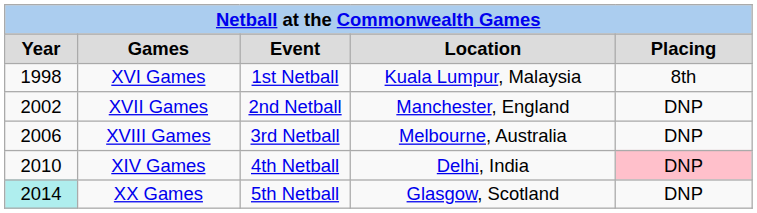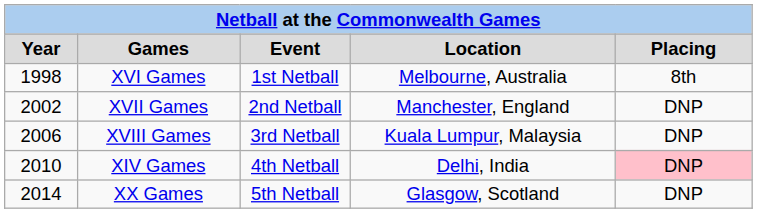(483, 78) Kuala Lumpur, Malaysia -> (483, 78) Melbourne, Australia
(483, 136) Melbourne, Australia -> (483, 136) Kuala Lumpur, Malaysia
(41, 194) paleturquoise background -> (41, 194) no background
